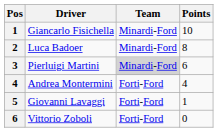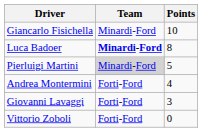- column: (15, 13)
(148, 48) normal -> (130, 48) bold
(185, 66) 6 -> (169, 66) 5
(185, 101) 1 -> (169, 101) 3
